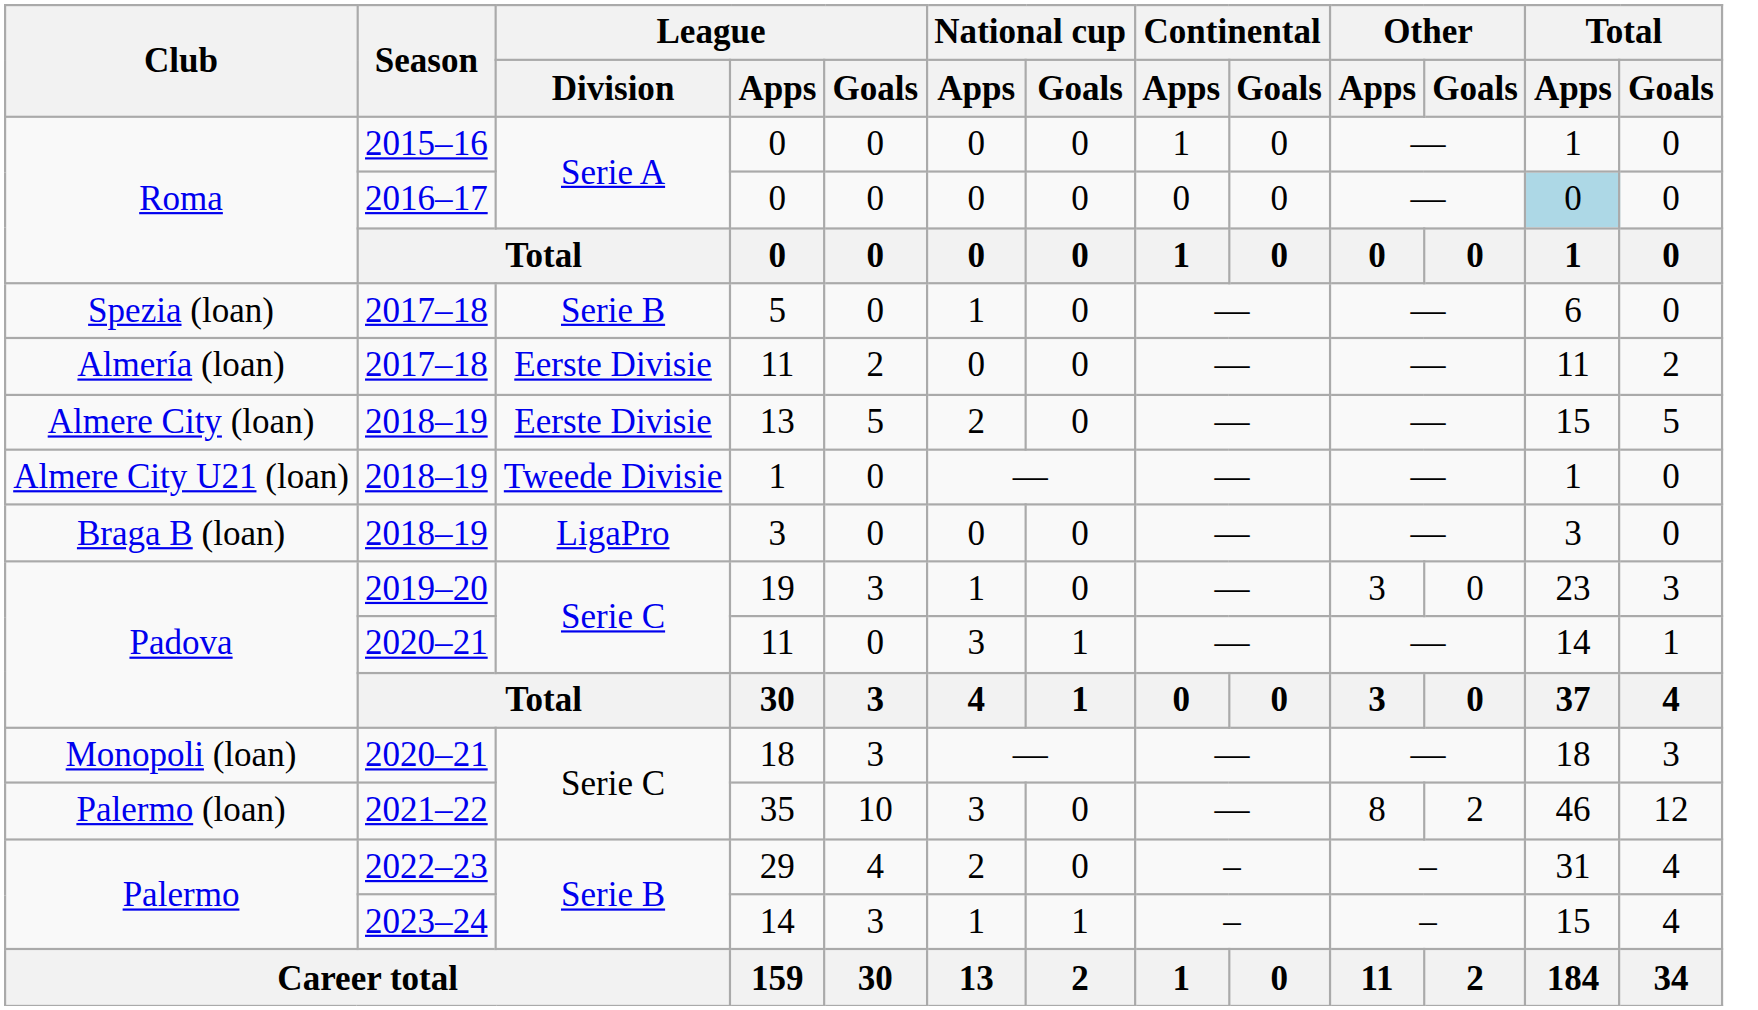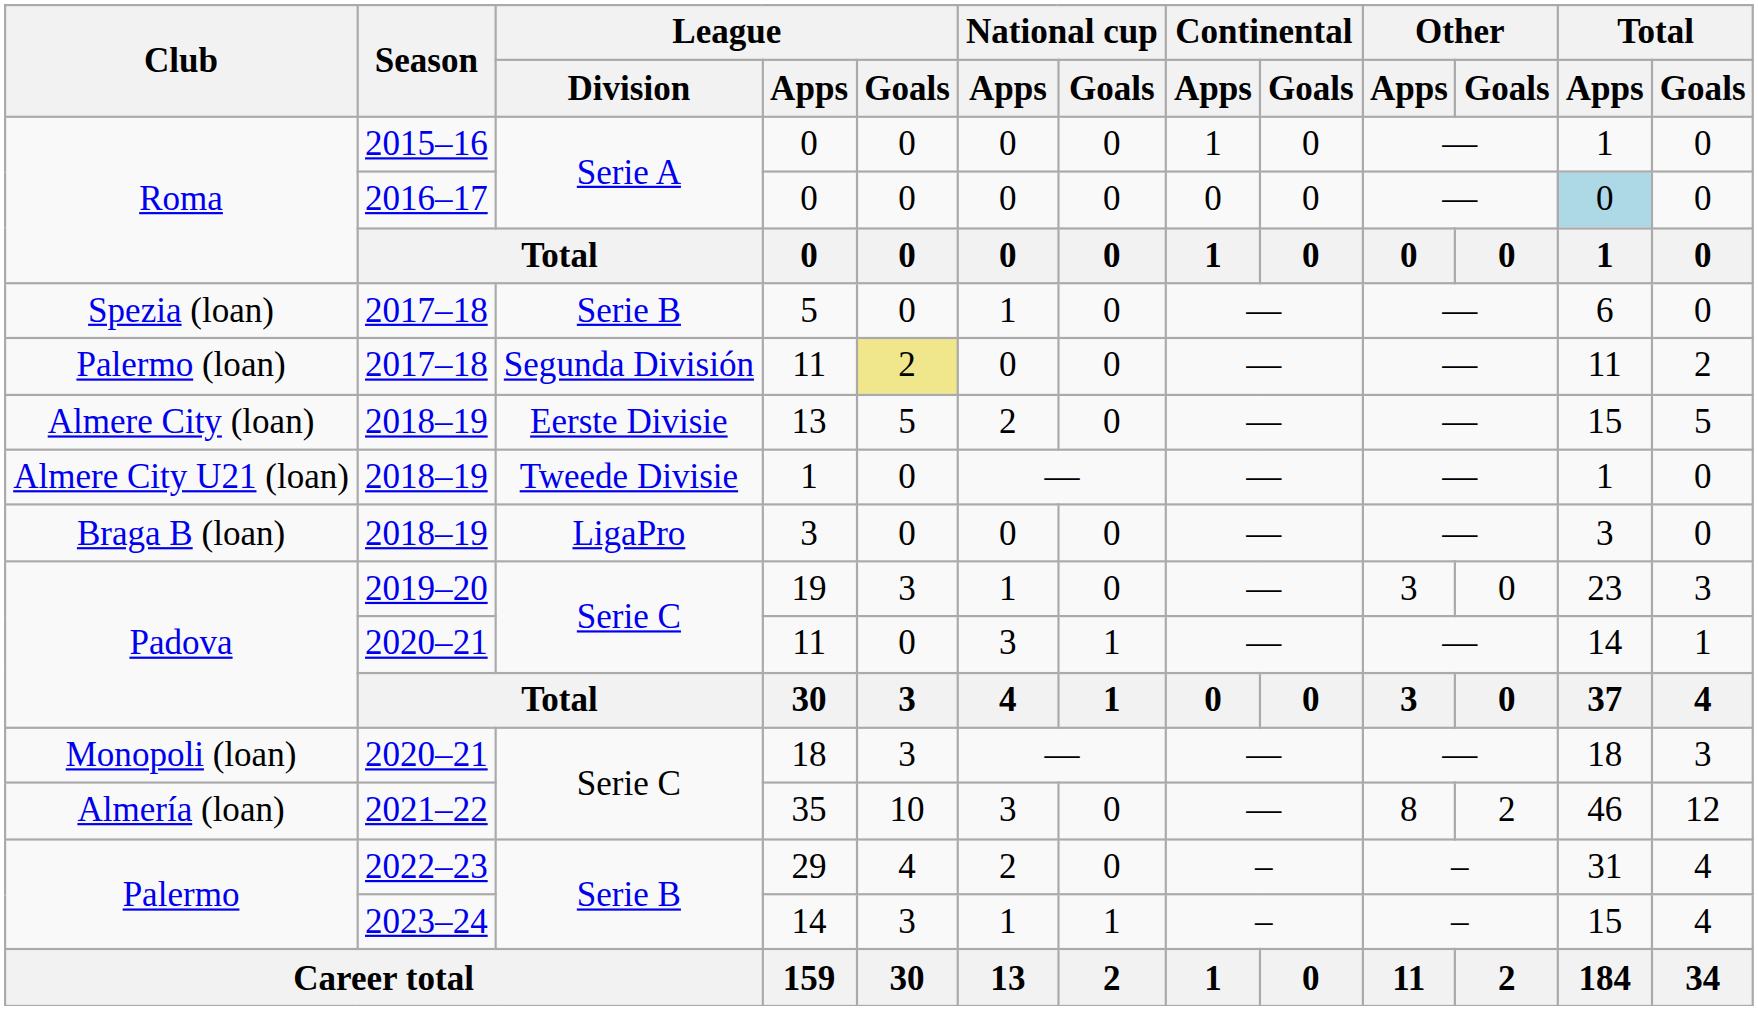(181, 365) Almería (loan) -> (181, 365) Palermo (loan)
(613, 365) Eerste Divisie -> (629, 365) Segunda División
(875, 365) no background -> (907, 365) khaki background
(181, 810) Palermo (loan) -> (181, 810) Almería (loan)
